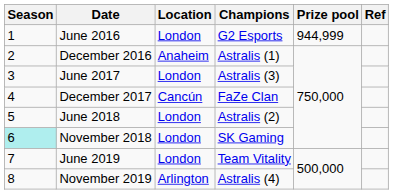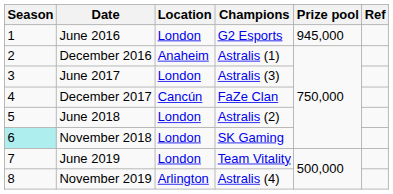(320, 35) 944,999 -> (320, 35) 945,000
